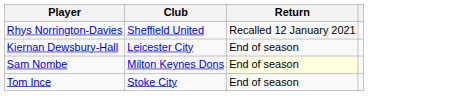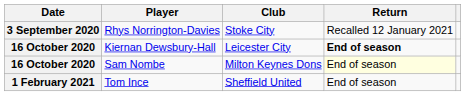+ column: (53, 13)
(166, 30) Sheffield United -> (250, 30) Stoke City
(264, 47) normal -> (364, 47) bold
(152, 82) Stoke City -> (263, 82) Sheffield United
